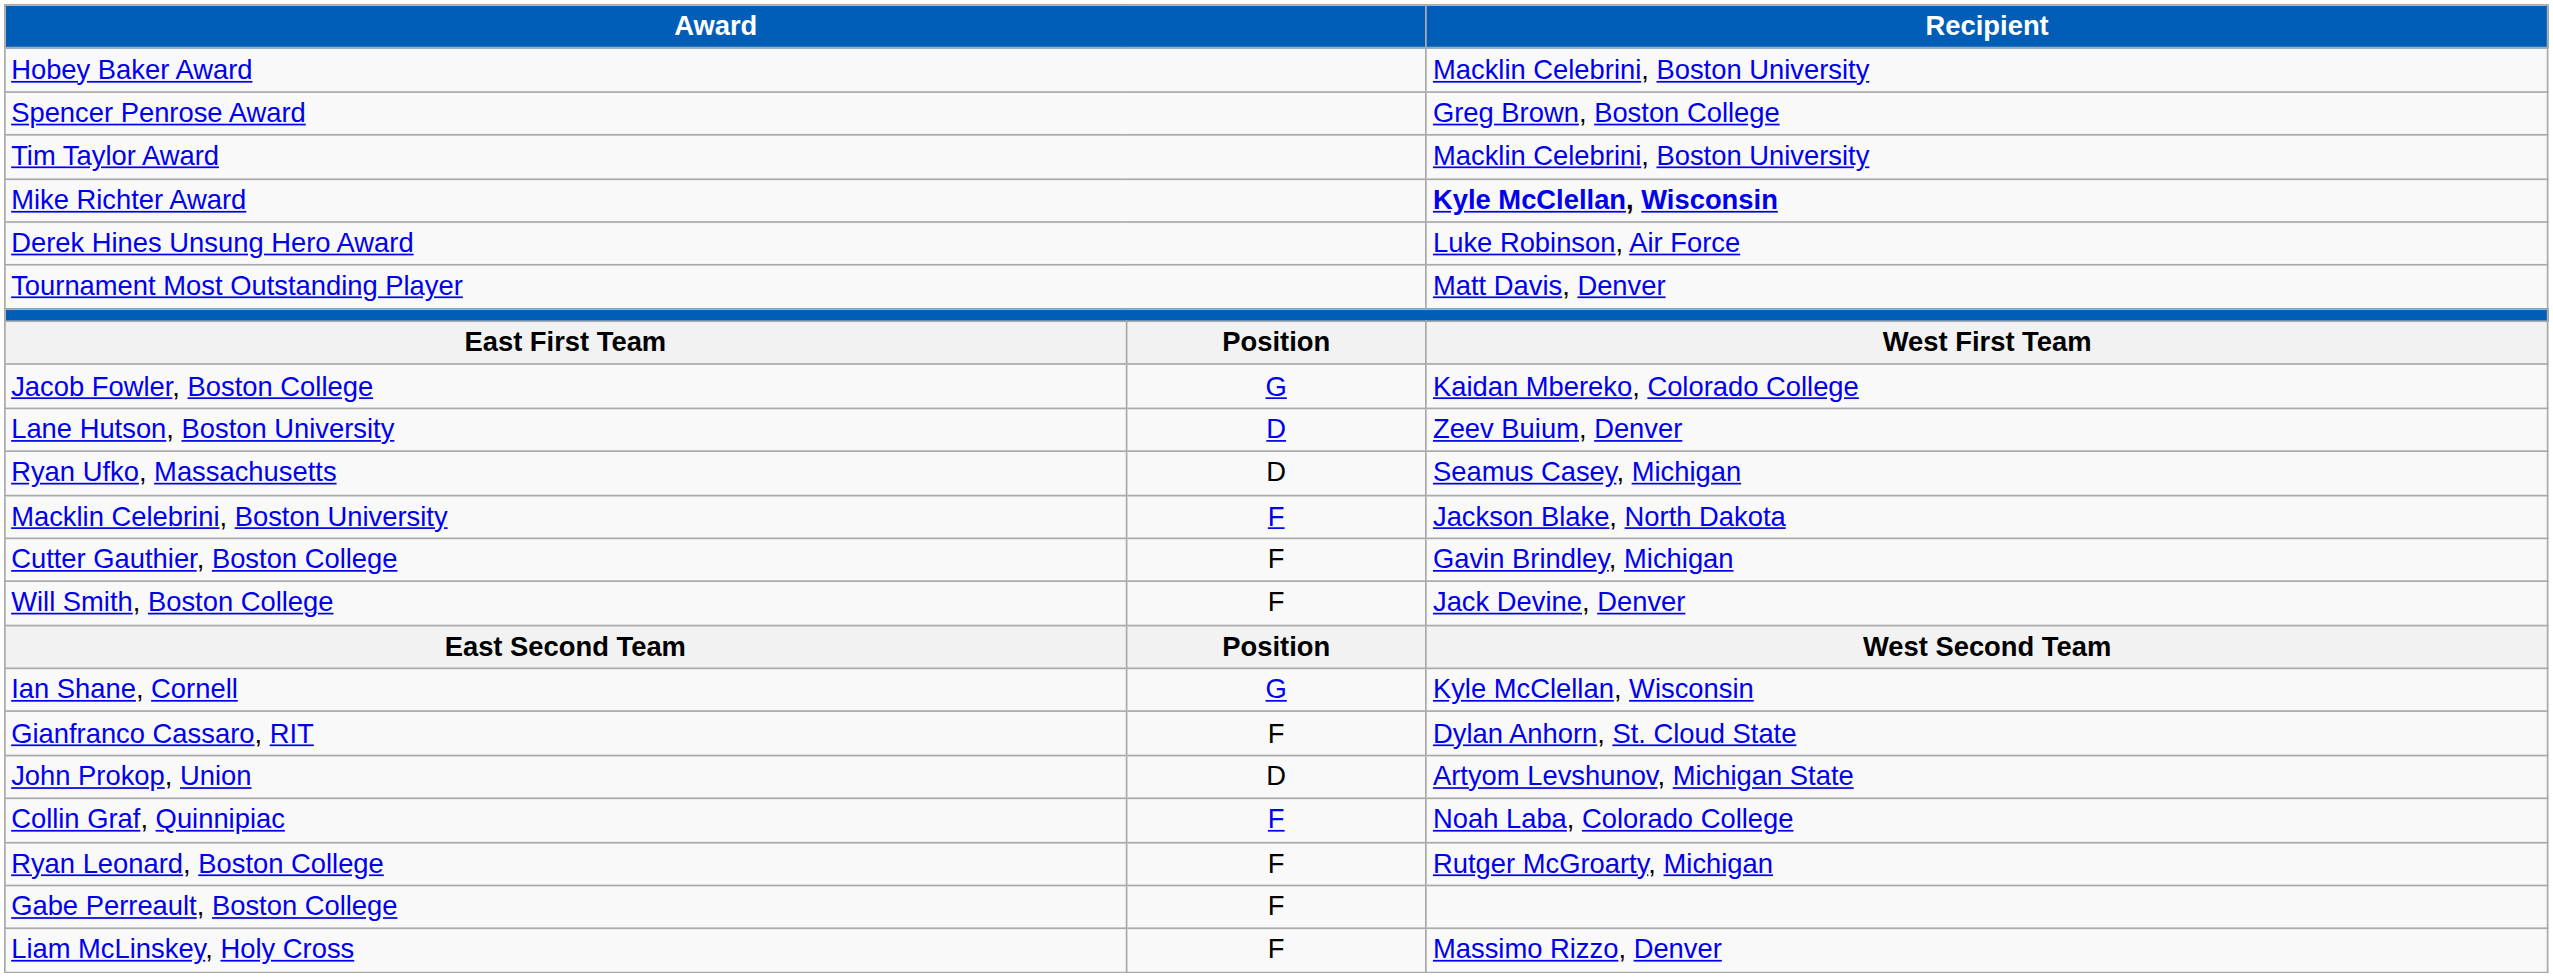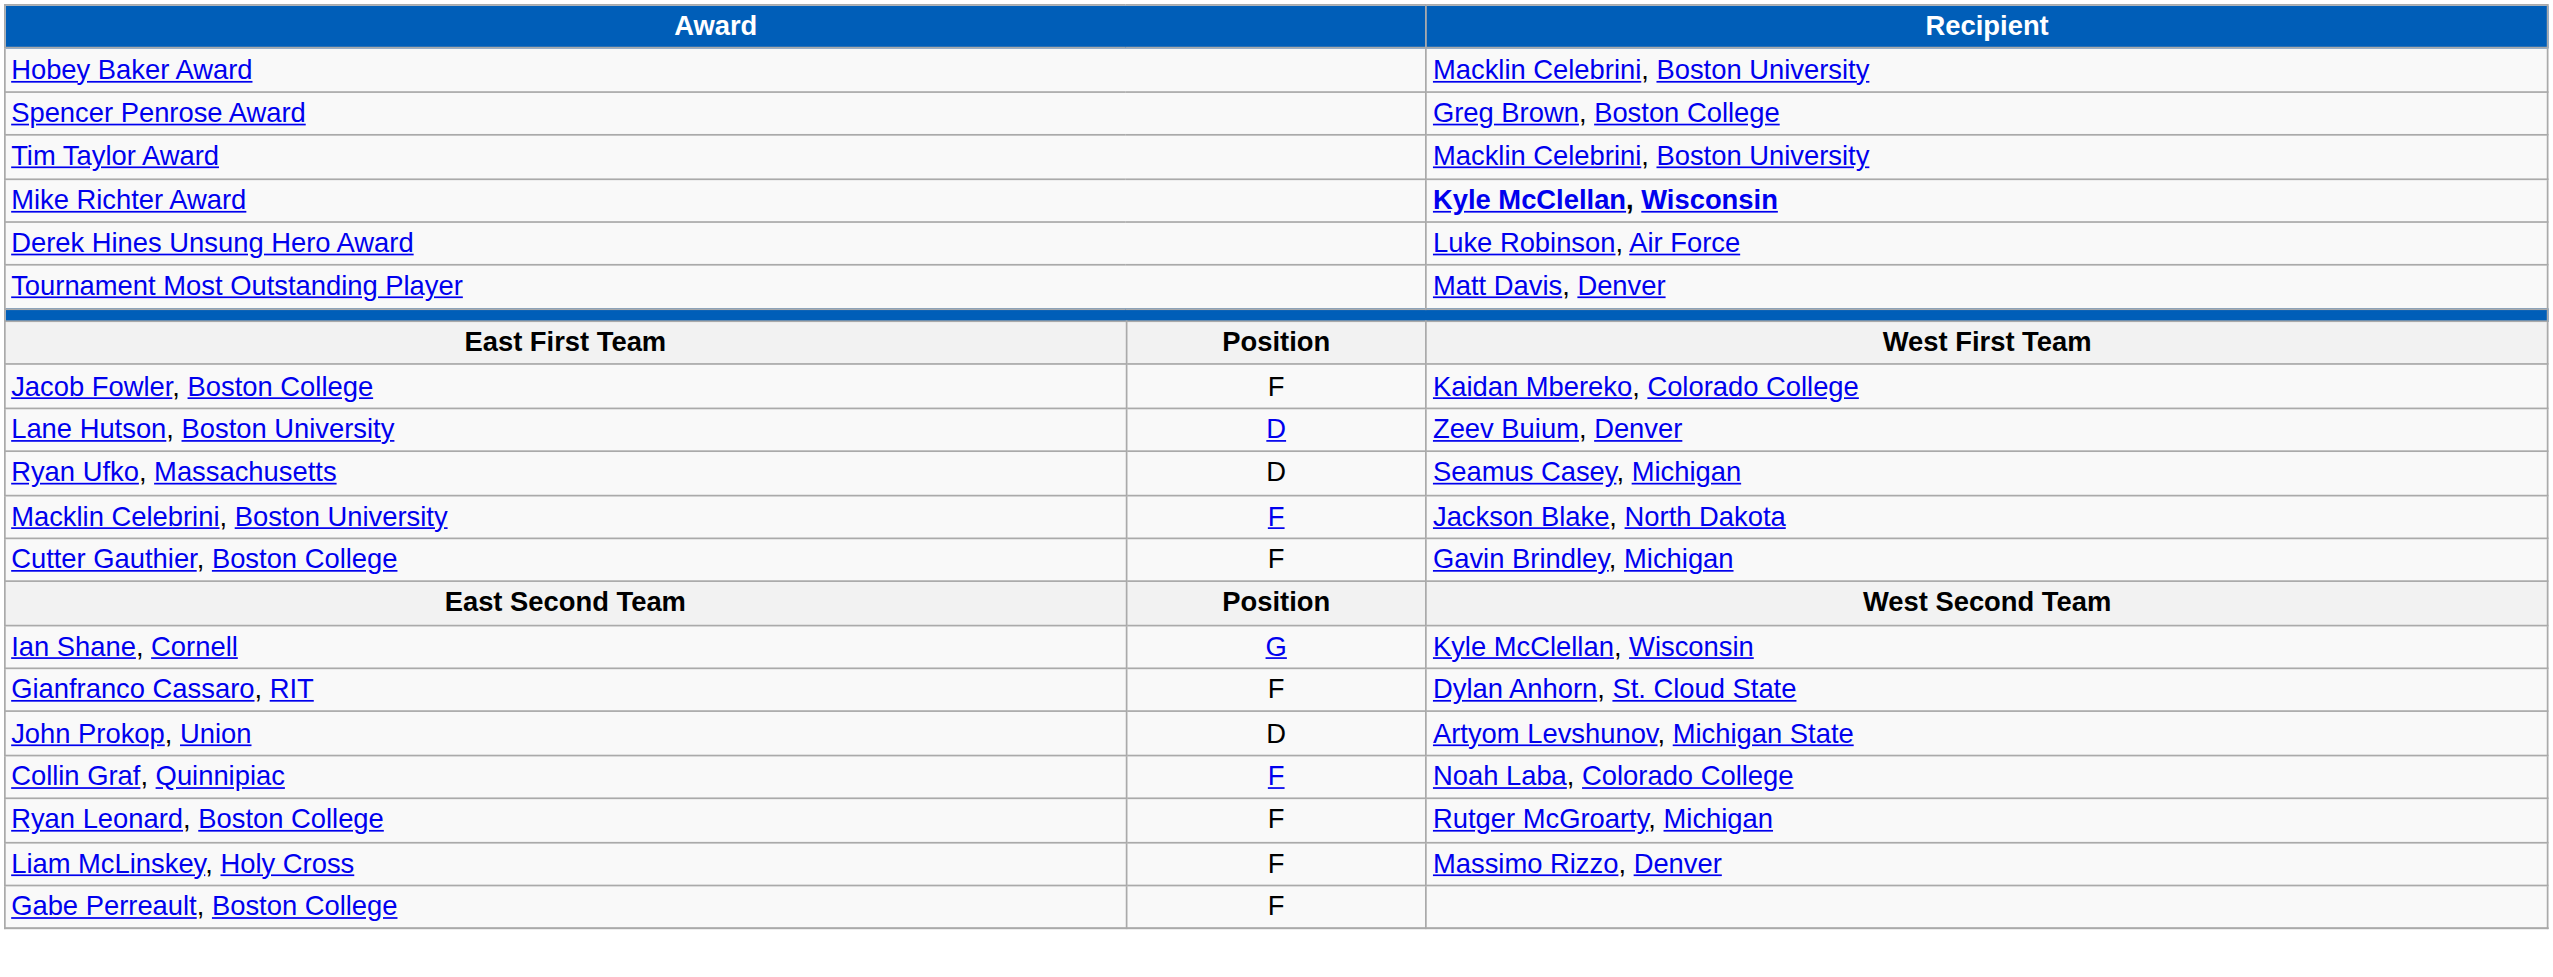(1276, 385) G -> (1276, 385) F
- row: (172, 602)
rows swapped: (183, 950) <-> (204, 906)
